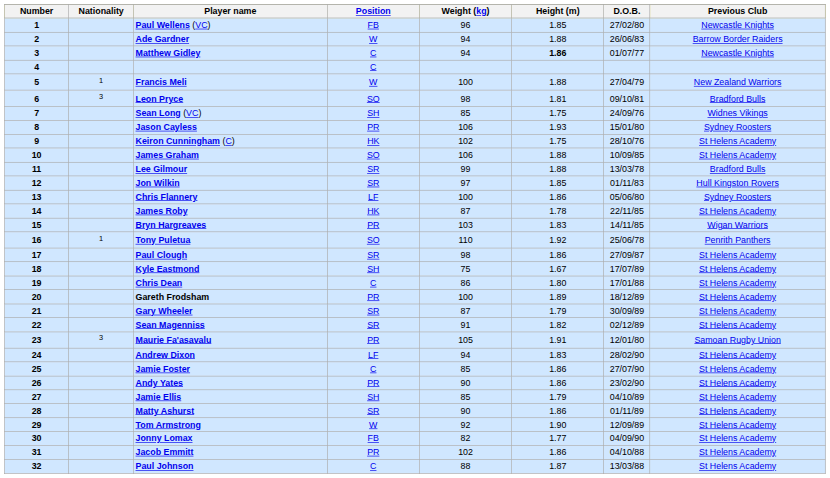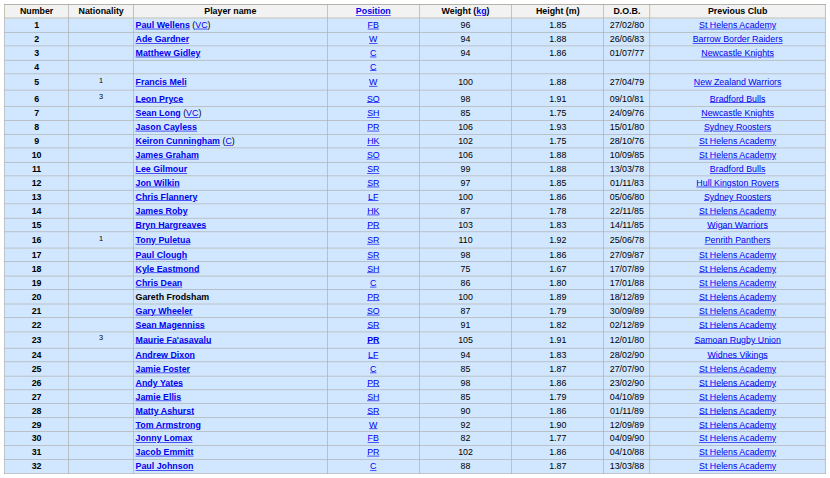(738, 25) Newcastle Knights -> (738, 25) St Helens Academy
(558, 53) bold -> (558, 53) normal
(558, 98) 1.81 -> (558, 98) 1.91
(738, 113) Widnes Vikings -> (738, 113) Newcastle Knights
(373, 240) SO -> (373, 240) SR
(373, 310) SR -> (373, 310) SO
(373, 339) normal -> (373, 339) bold
(738, 354) St Helens Academy -> (738, 354) Widnes Vikings
(558, 368) 1.86 -> (558, 368) 1.87
(466, 382) 90 -> (466, 382) 98
